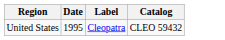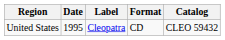+ column: (146, 12)
